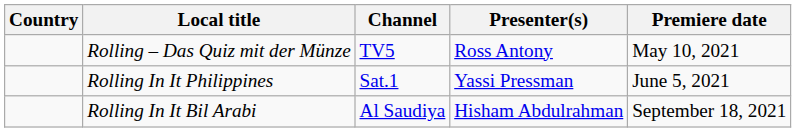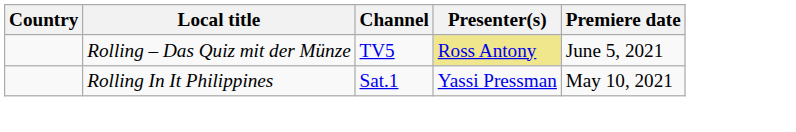(504, 50) no background -> (487, 50) khaki background
(686, 50) May 10, 2021 -> (615, 50) June 5, 2021
(681, 80) June 5, 2021 -> (619, 80) May 10, 2021
- row: (172, 111)
